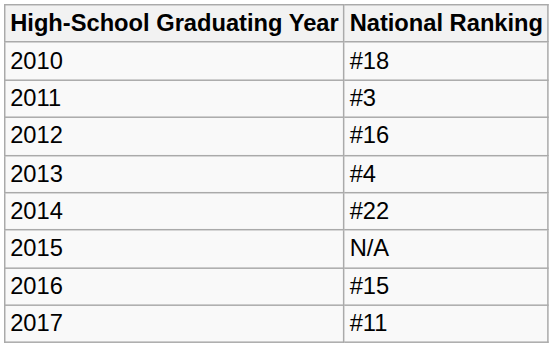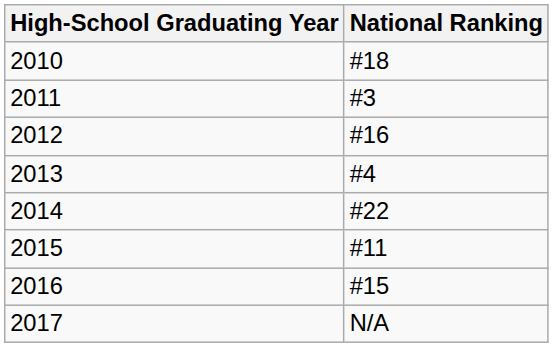(369, 248) N/A -> (369, 248) #11
(369, 323) #11 -> (369, 323) N/A
